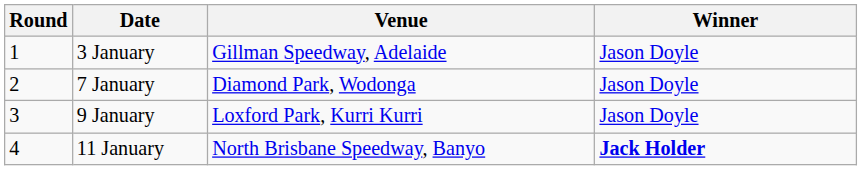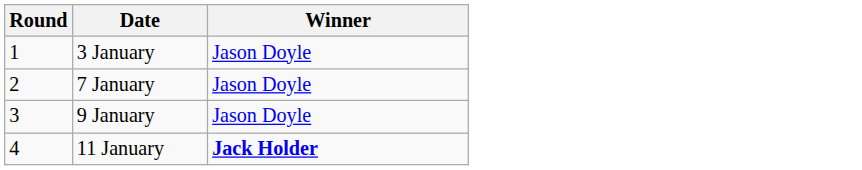- column: (401, 20)
